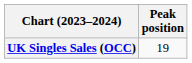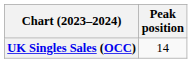(163, 48) 19 -> (163, 48) 14
